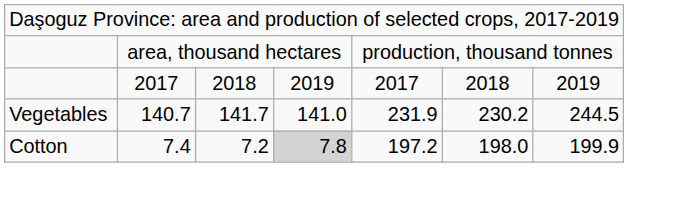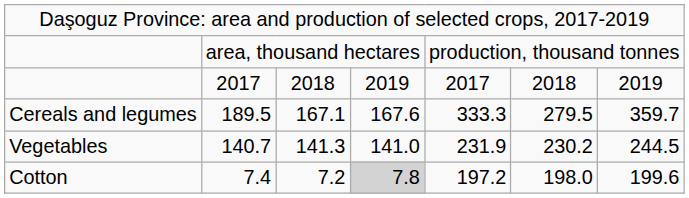+ row: (246, 114)
(244, 114) 141.7 -> (321, 146) 141.3
(594, 146) 199.9 -> (655, 177) 199.6
